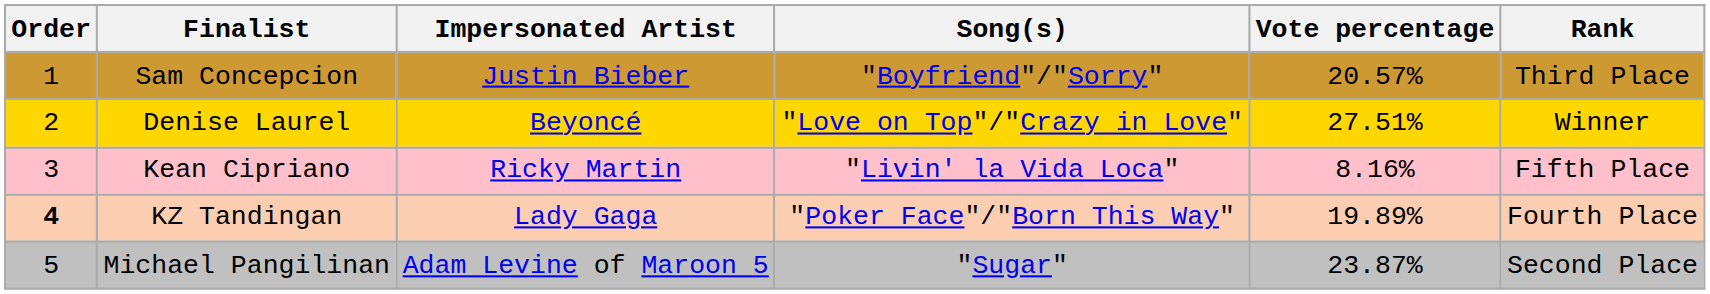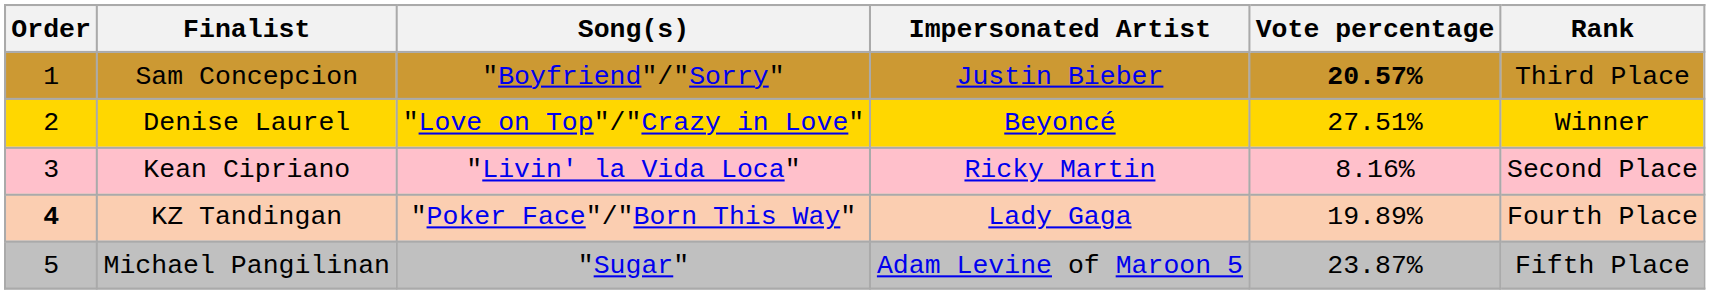columns swapped: (586, 29) <-> (1012, 29)
(1375, 76) normal -> (1375, 76) bold
(1602, 171) Fifth Place -> (1602, 171) Second Place
(1602, 265) Second Place -> (1602, 265) Fifth Place
